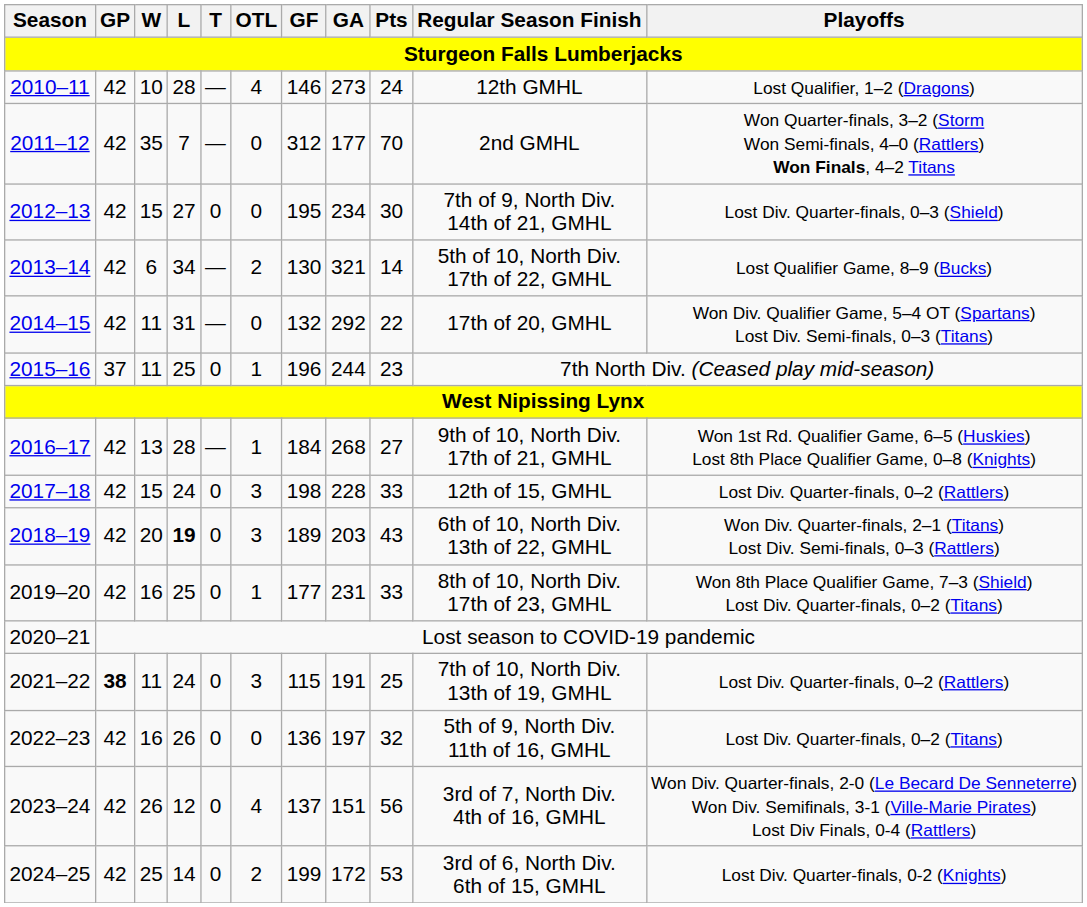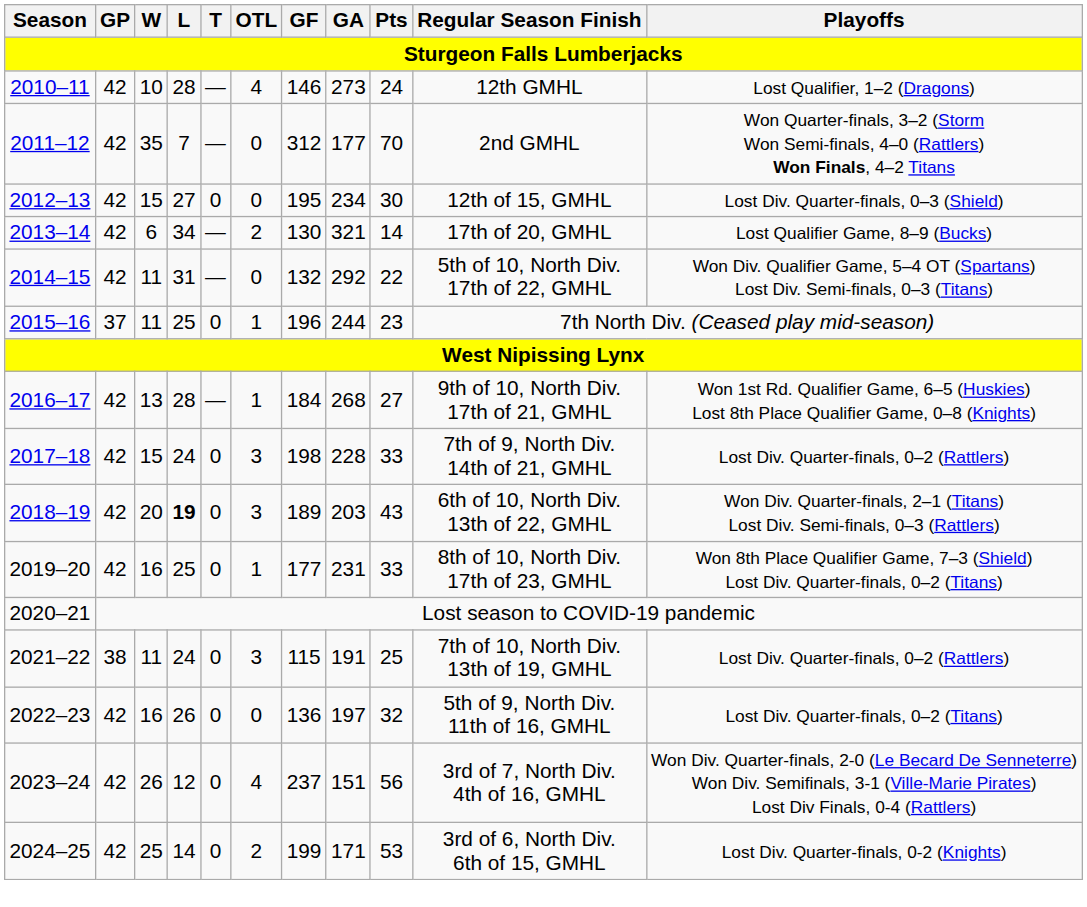(529, 211) 7th of 9, North Div. 14th of 21, GMHL -> (529, 199) 12th of 15, GMHL
(529, 267) 5th of 10, North Div. 17th of 22, GMHL -> (529, 232) 17th of 20, GMHL
(529, 324) 17th of 20, GMHL -> (529, 277) 5th of 10, North Div. 17th of 22, GMHL
(529, 491) 12th of 15, GMHL -> (529, 456) 7th of 9, North Div. 14th of 21, GMHL
(115, 681) bold -> (115, 658) normal
(304, 806) 137 -> (304, 782) 237
(348, 874) 172 -> (348, 850) 171
